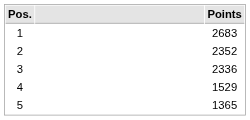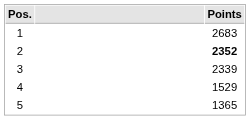(225, 51) normal -> (225, 51) bold
(225, 69) 2336 -> (225, 69) 2339
